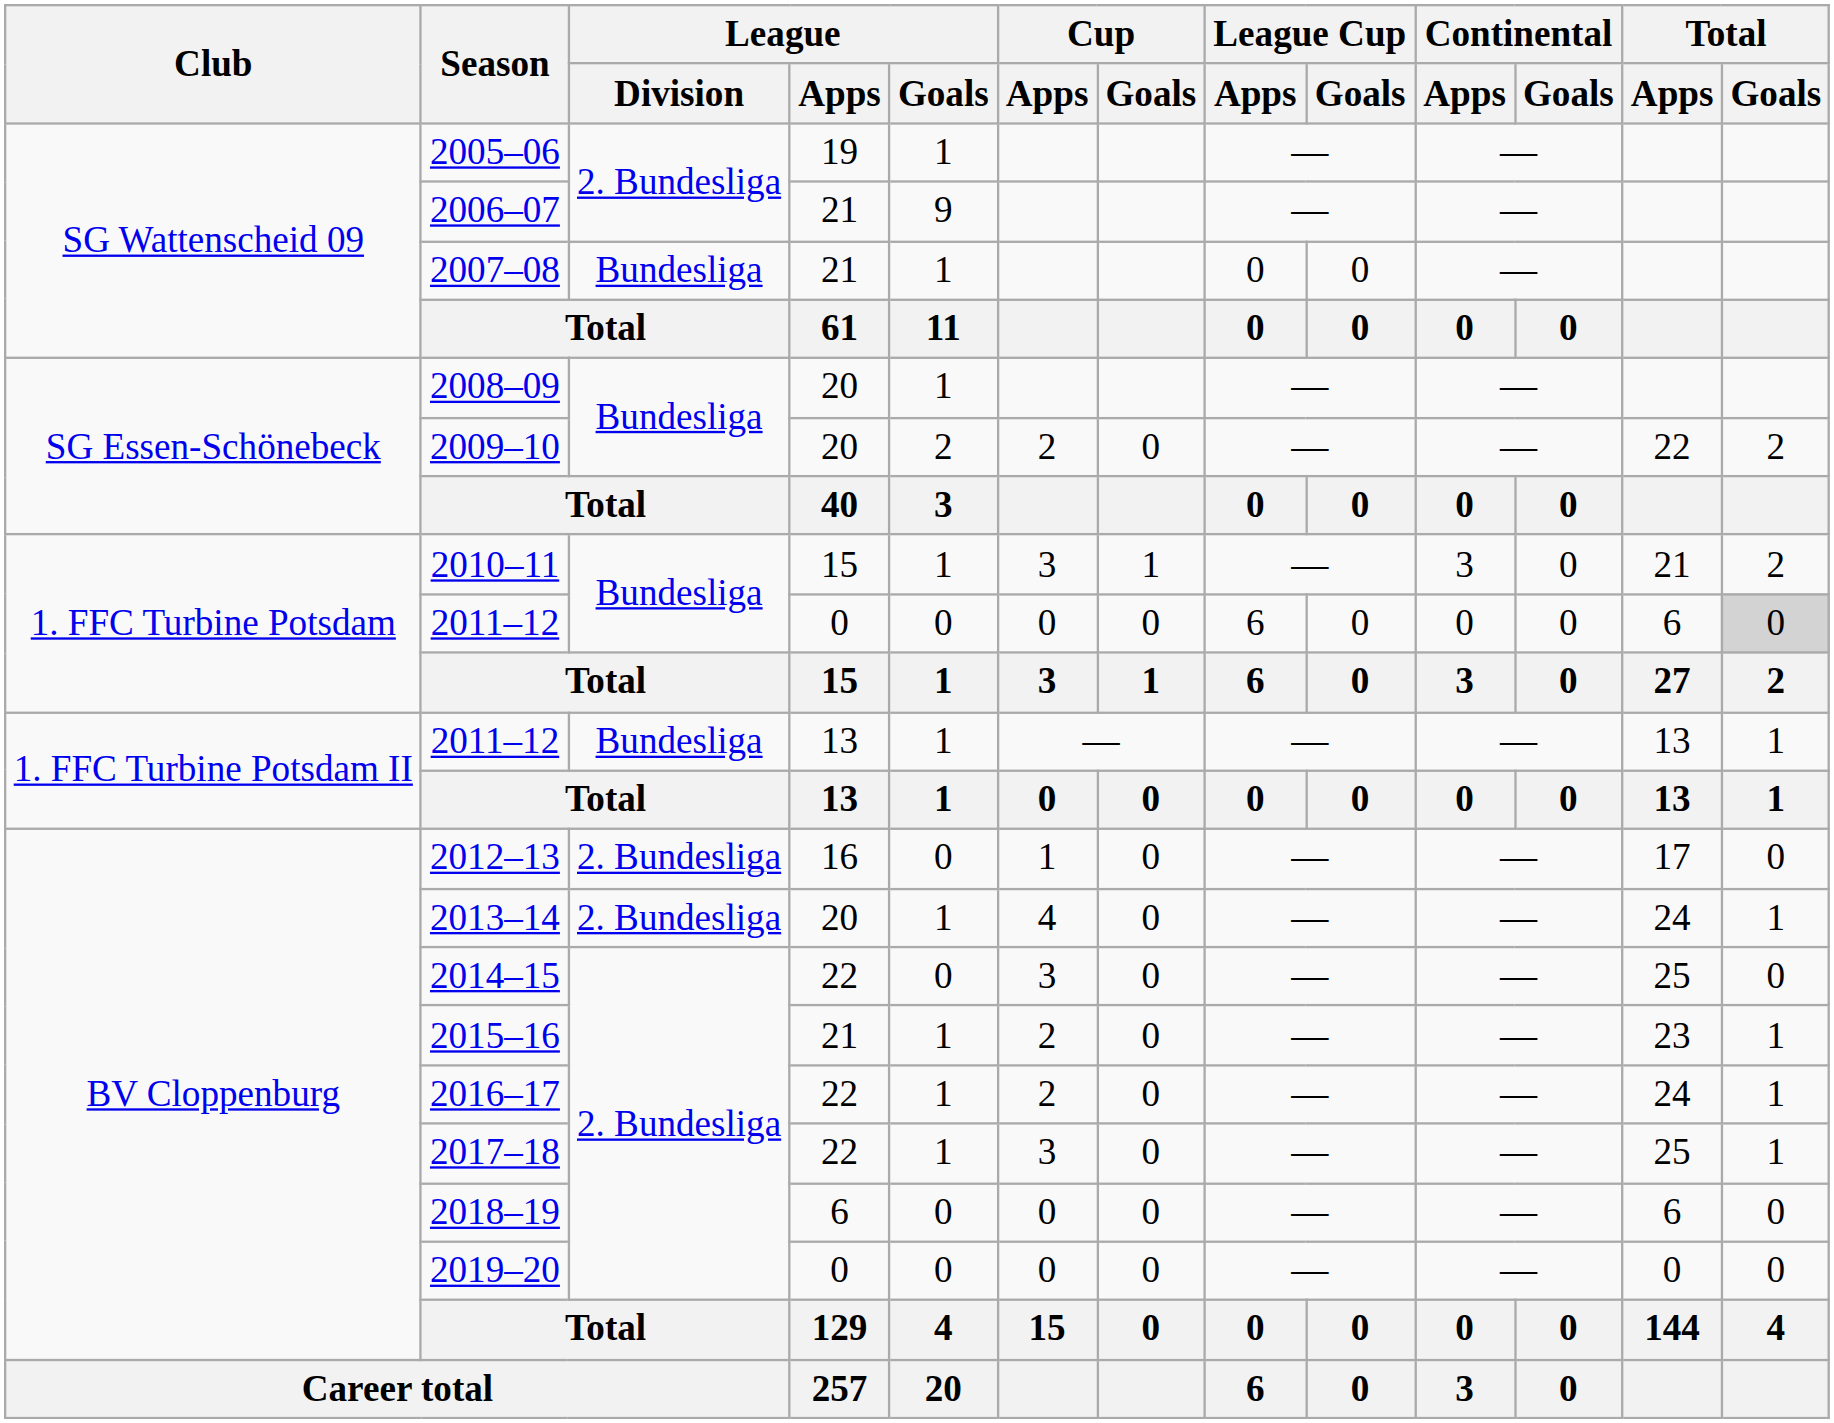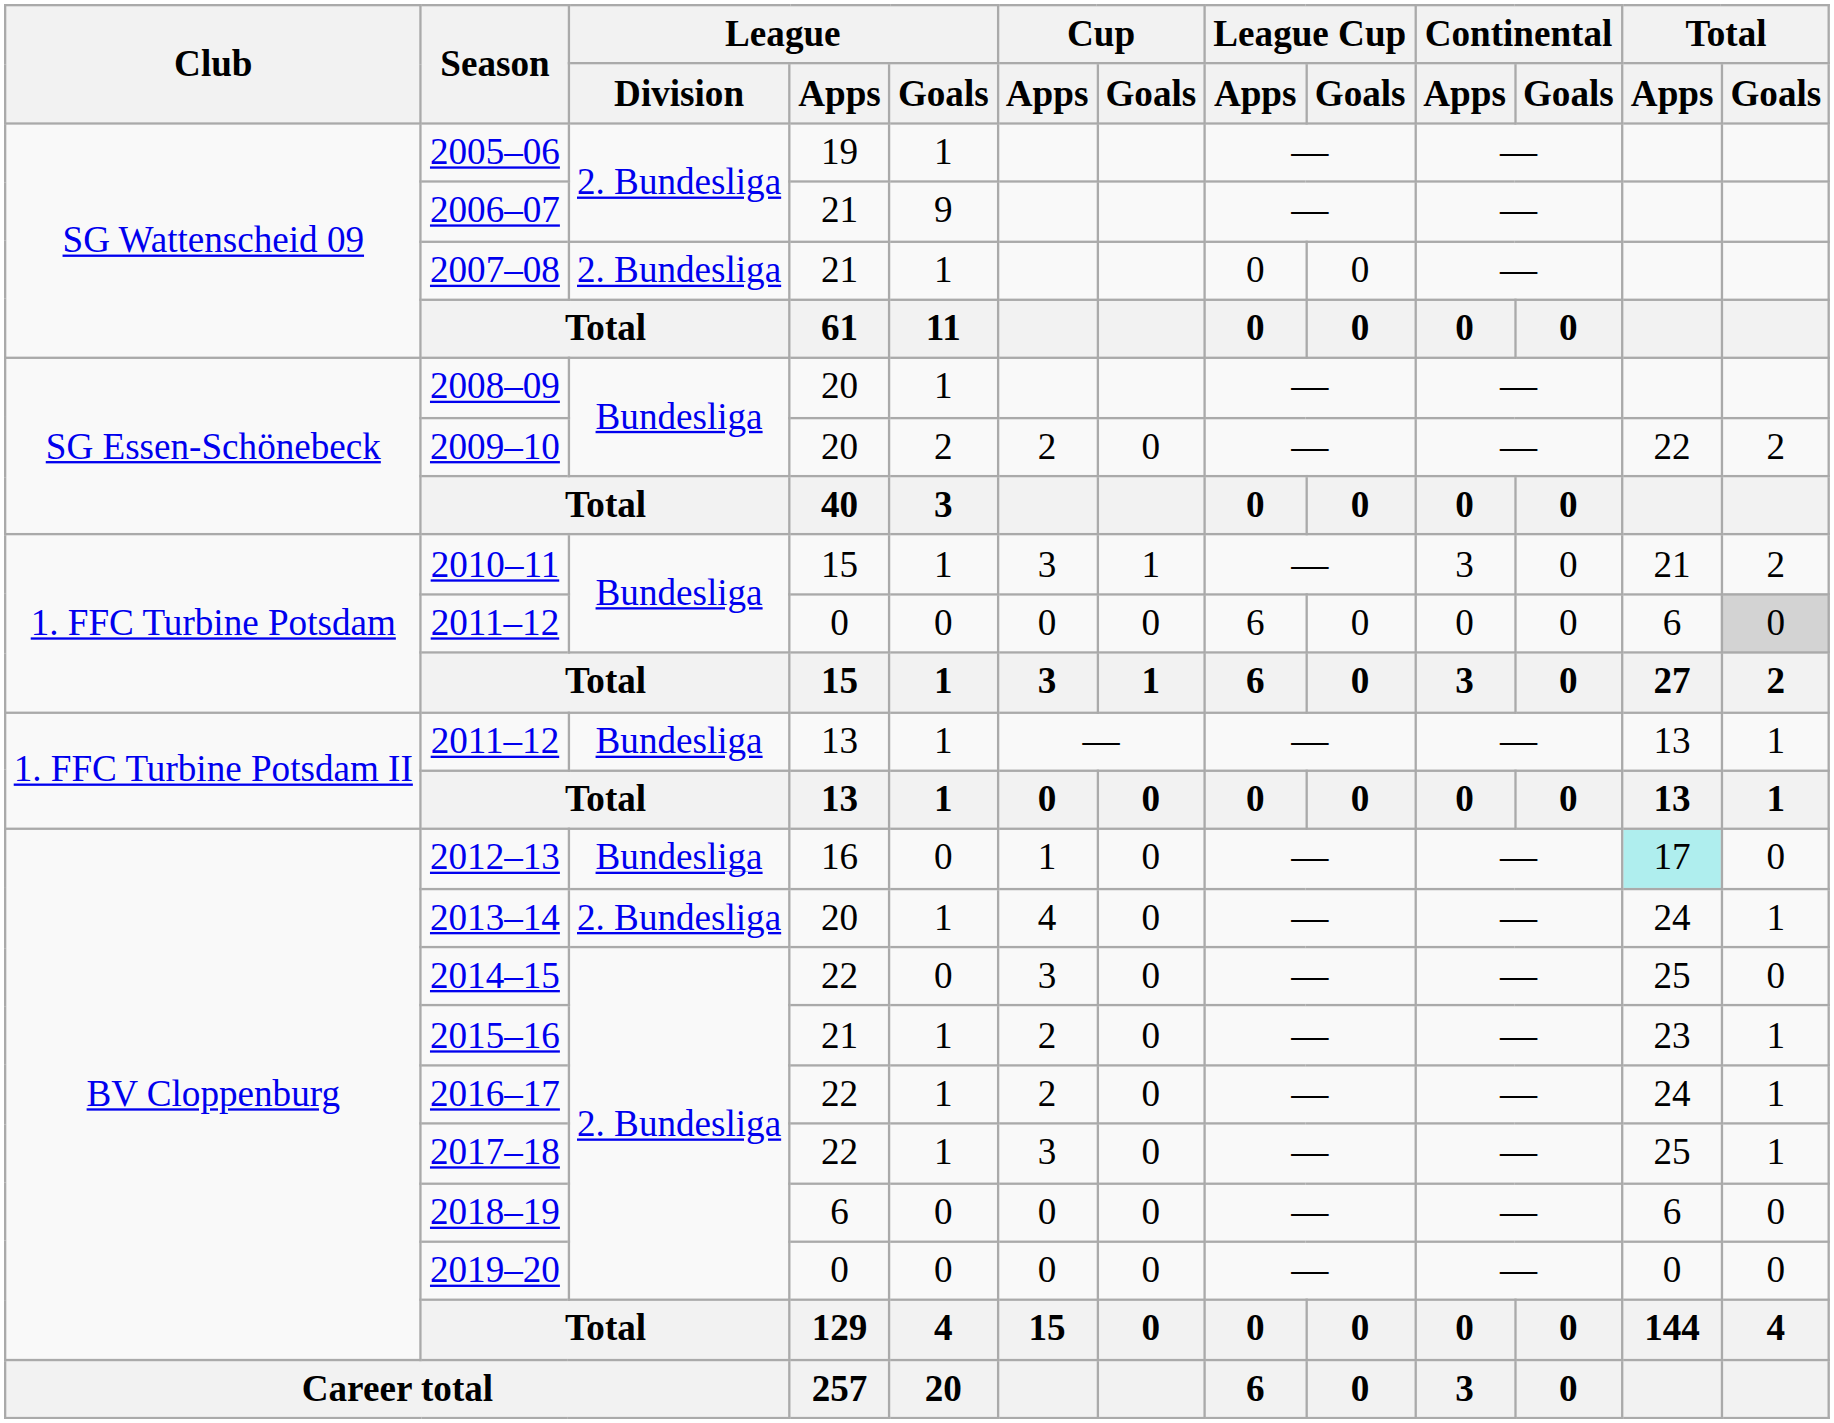(679, 269) Bundesliga -> (679, 269) 2. Bundesliga
(679, 858) 2. Bundesliga -> (679, 858) Bundesliga
(1672, 858) no background -> (1672, 858) paleturquoise background
